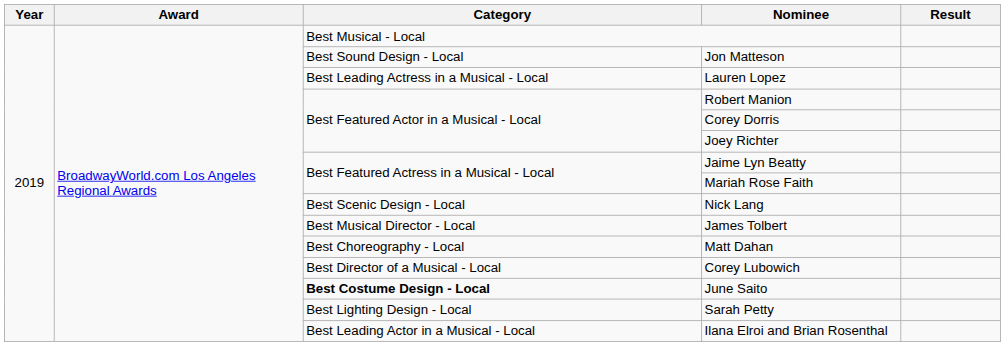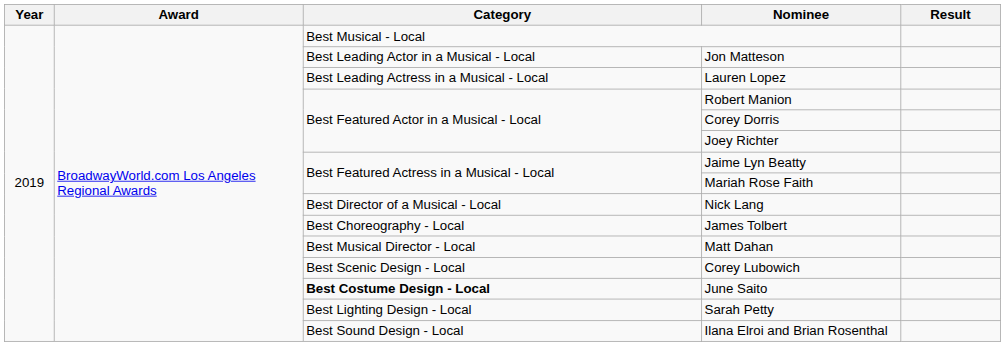(385, 57) Best Sound Design - Local -> (421, 57) Best Leading Actor in a Musical - Local
(386, 204) Best Scenic Design - Local -> (404, 204) Best Director of a Musical - Local
(391, 225) Best Musical Director - Local -> (385, 225) Best Choreography - Local
(385, 246) Best Choreography - Local -> (391, 246) Best Musical Director - Local
(404, 267) Best Director of a Musical - Local -> (386, 267) Best Scenic Design - Local
(421, 330) Best Leading Actor in a Musical - Local -> (385, 330) Best Sound Design - Local
